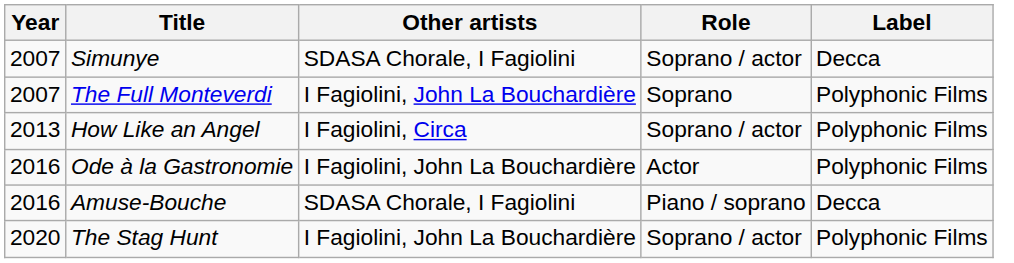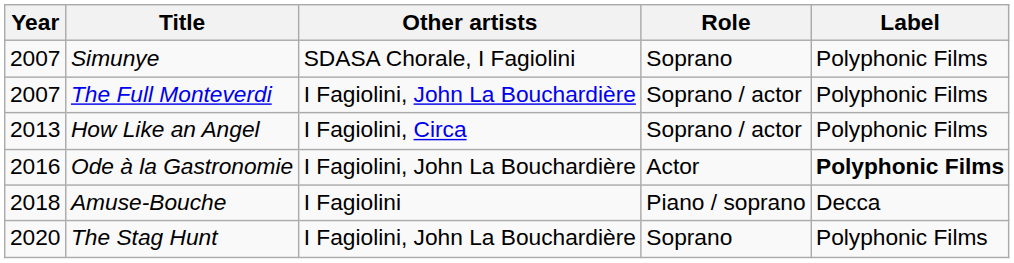(724, 58) Soprano / actor -> (689, 58) Soprano
(848, 58) Decca -> (902, 58) Polyphonic Films
(689, 94) Soprano -> (724, 94) Soprano / actor
(902, 166) normal -> (910, 166) bold
(35, 202) 2016 -> (35, 202) 2018
(439, 202) SDASA Chorale, I Fagiolini -> (352, 202) I Fagiolini
(724, 238) Soprano / actor -> (689, 238) Soprano
